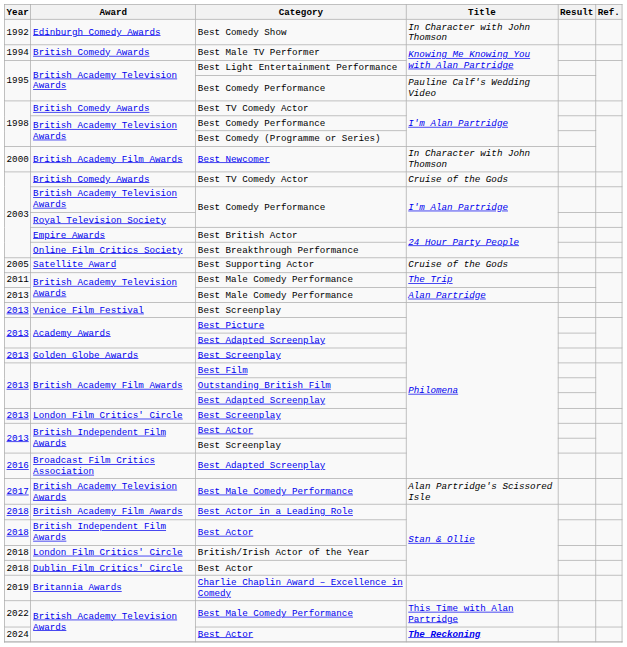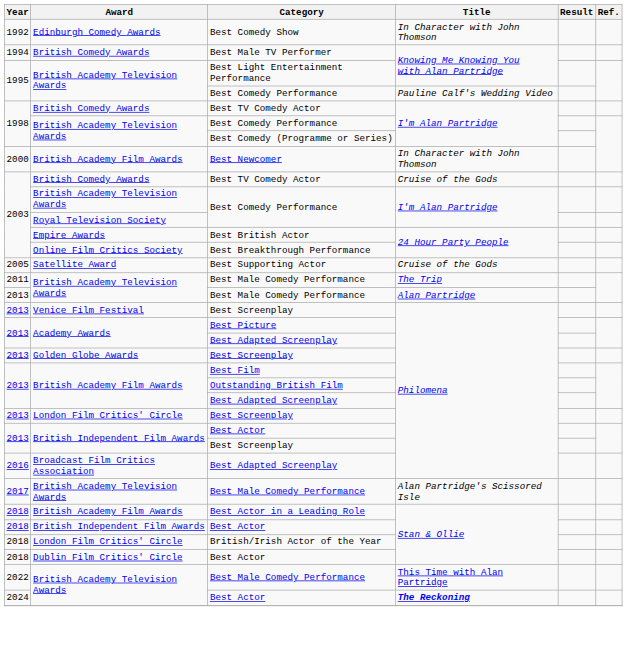- row: (77, 588)
